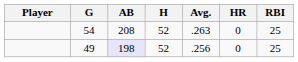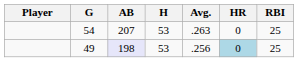(126, 30) 208 -> (126, 30) 207
(164, 30) 52 -> (164, 30) 53
(164, 48) 52 -> (164, 48) 53
(238, 48) no background -> (238, 48) lightblue background
